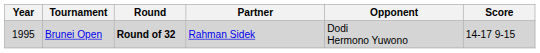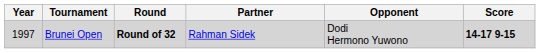(23, 34) 1995 -> (23, 34) 1997
(490, 34) normal -> (490, 34) bold
